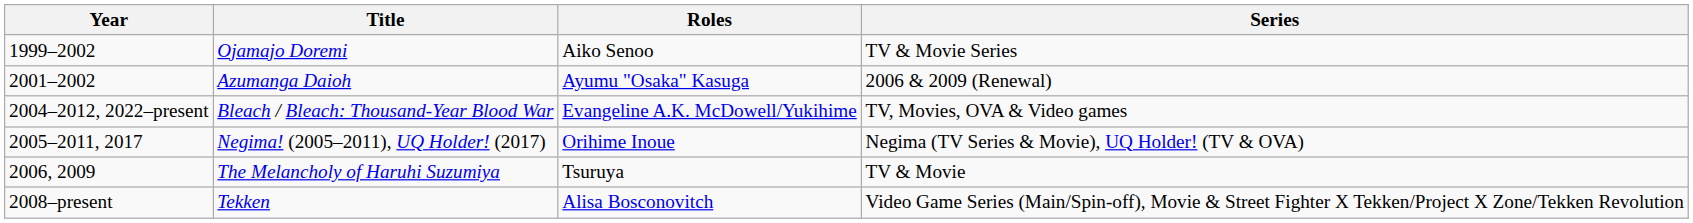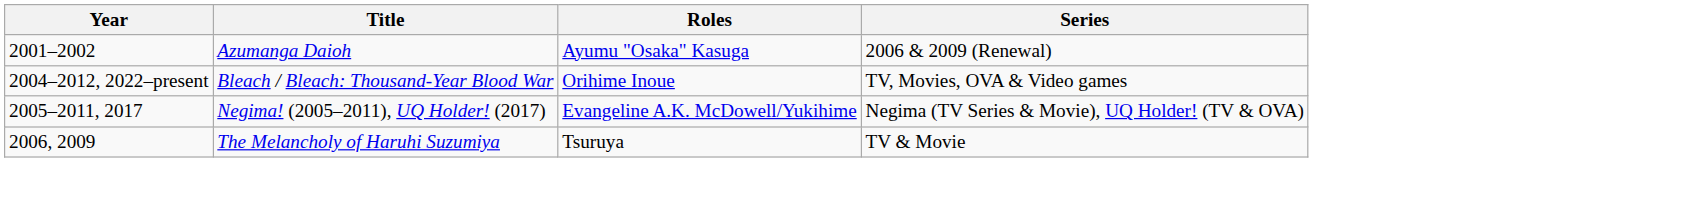- row: (282, 50)
(710, 111) Evangeline A.K. McDowell/Yukihime -> (619, 80) Orihime Inoue
(619, 141) Orihime Inoue -> (710, 111) Evangeline A.K. McDowell/Yukihime
- row: (244, 202)
